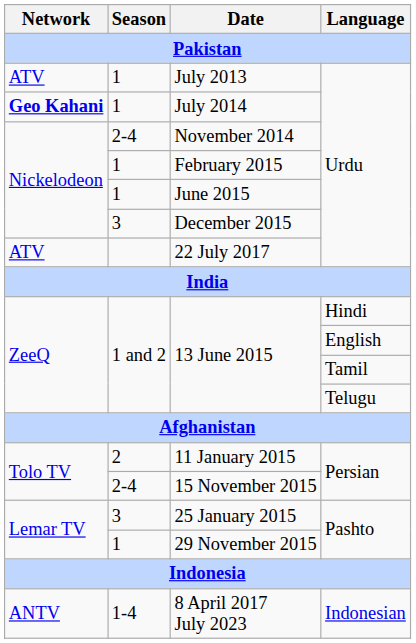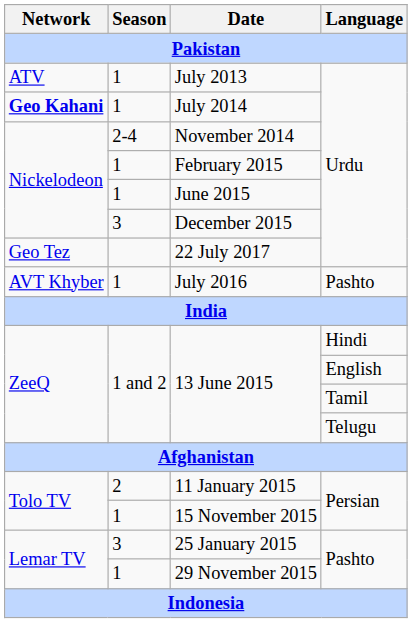(27, 252) ATV -> (39, 252) Geo Tez
+ row: (211, 281)
(124, 485) 2-4 -> (117, 515) 1
- row: (221, 613)
